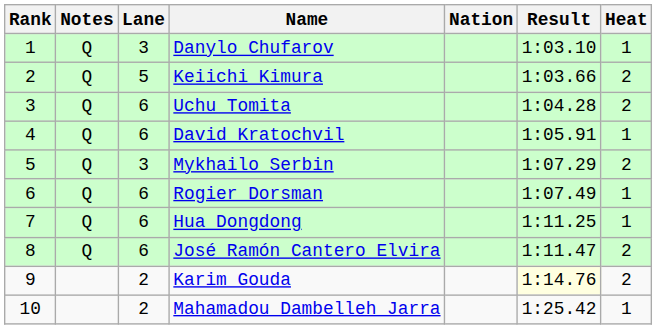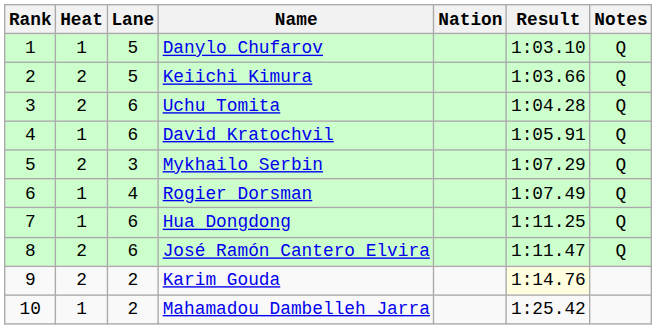columns swapped: (626, 19) <-> (87, 19)
(143, 48) 3 -> (133, 48) 5
(143, 193) 6 -> (133, 193) 4
